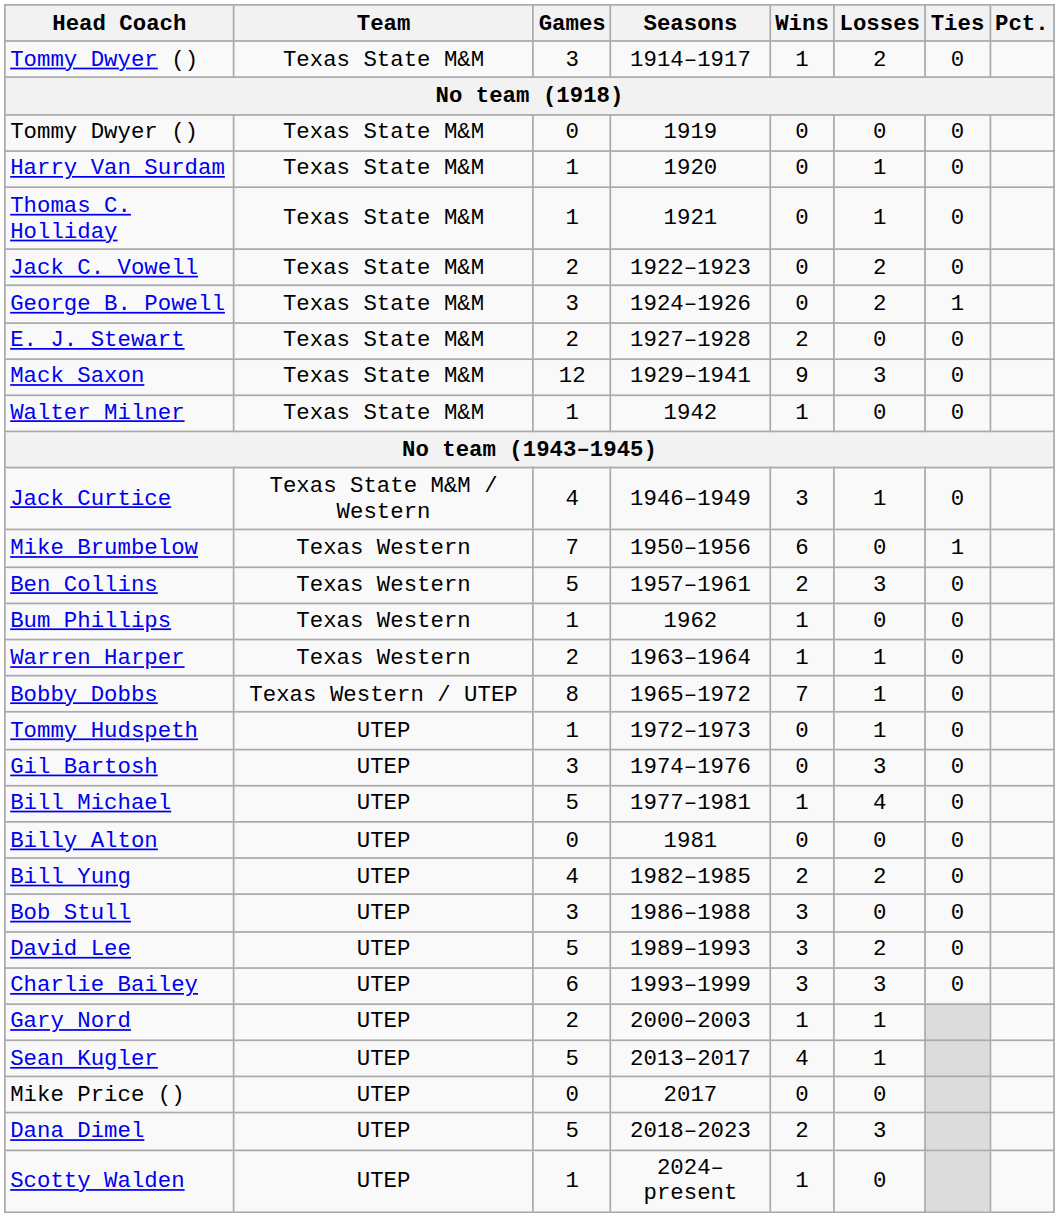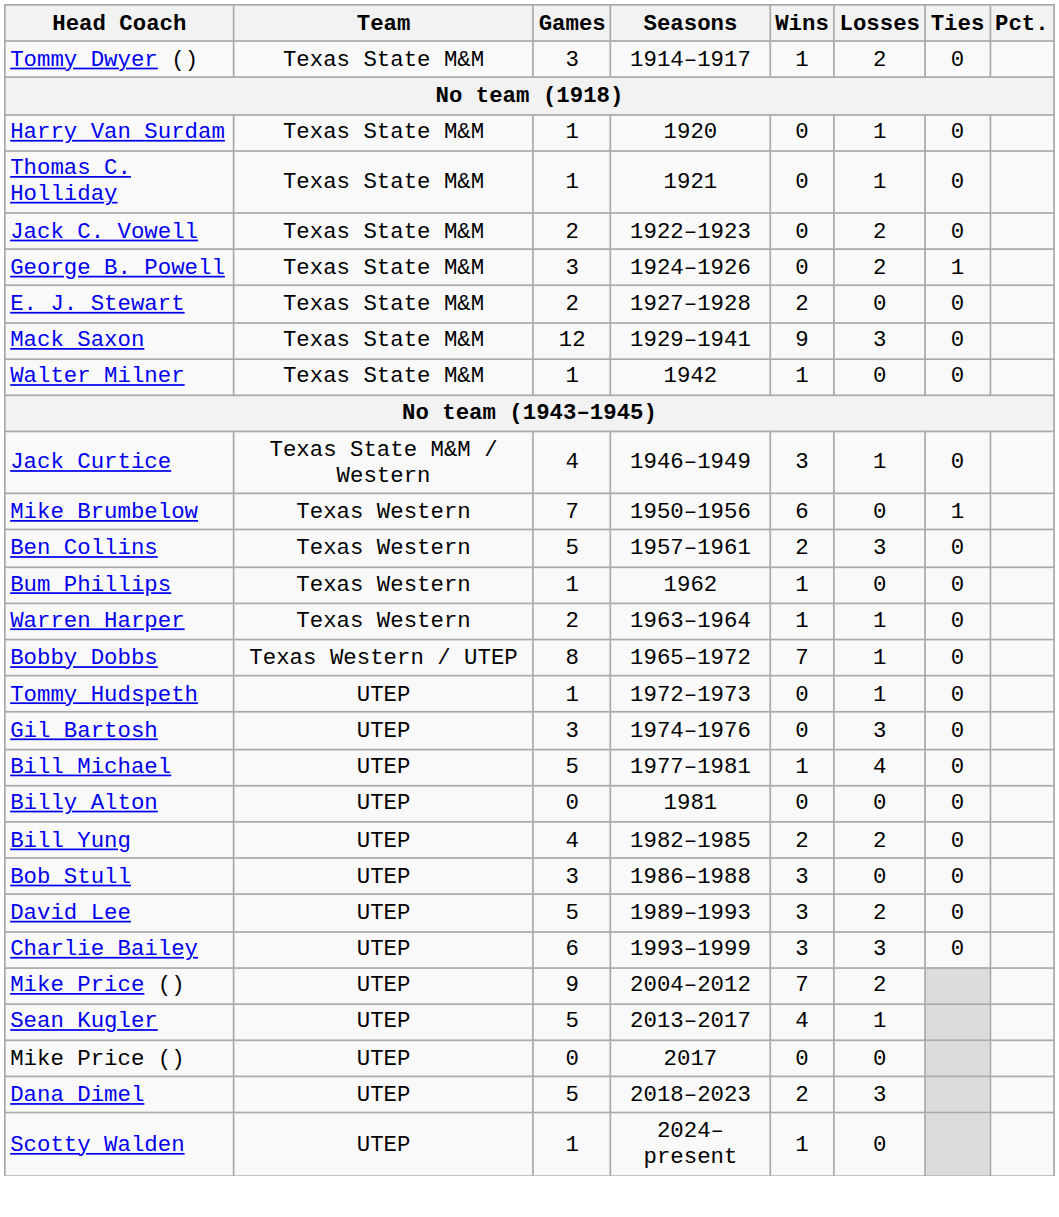- row: (104, 132)
- row: (71, 1022)
+ row: (97, 986)
